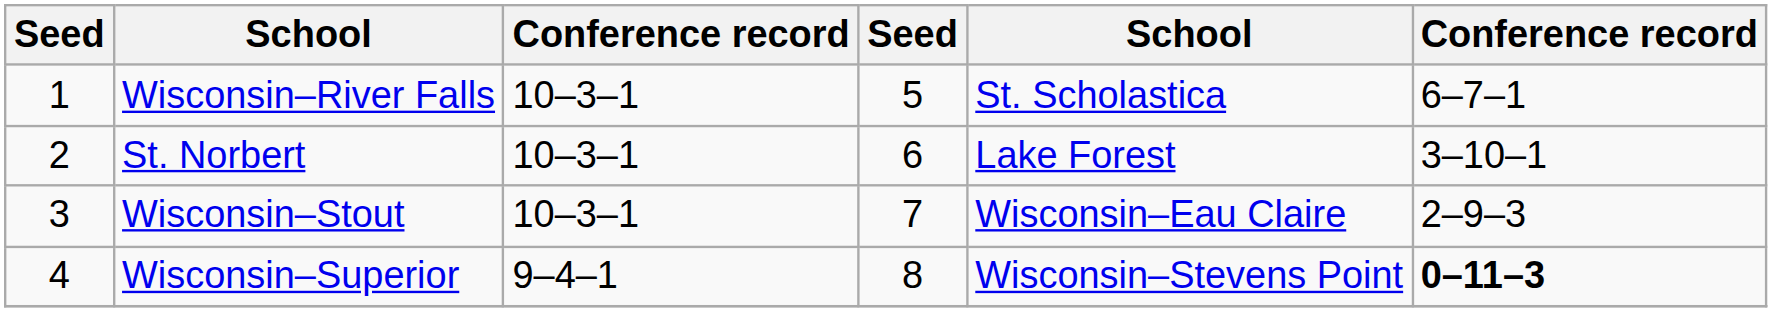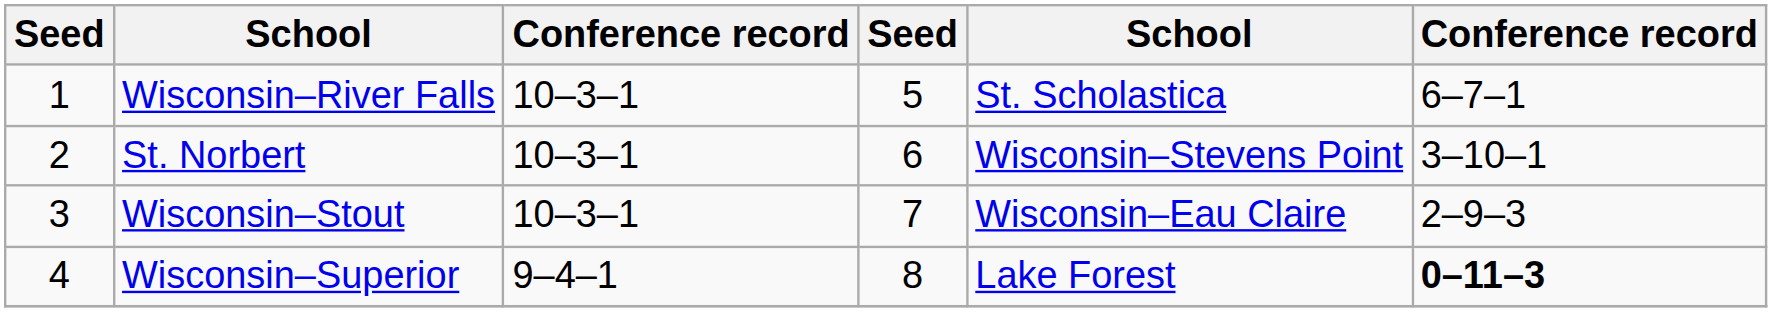(1075, 154) Lake Forest -> (1189, 154) Wisconsin–Stevens Point
(1189, 275) Wisconsin–Stevens Point -> (1075, 275) Lake Forest
